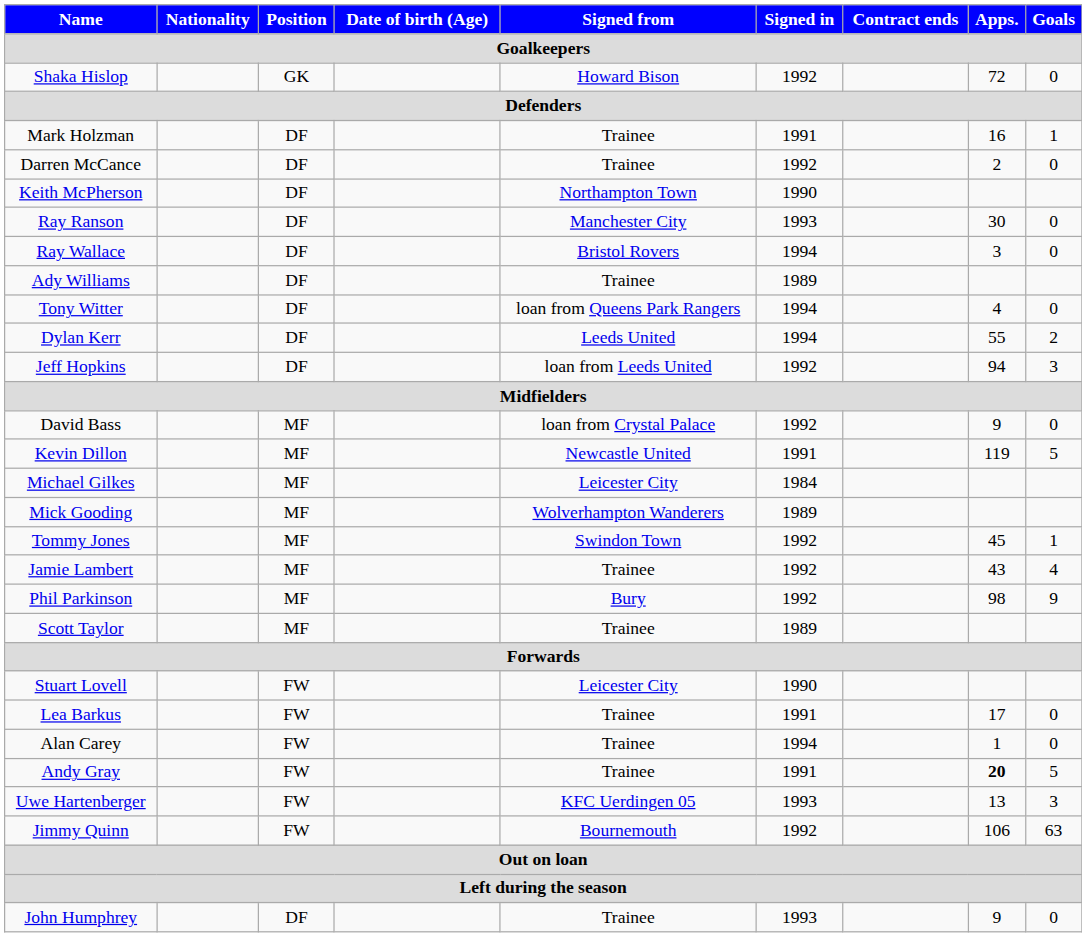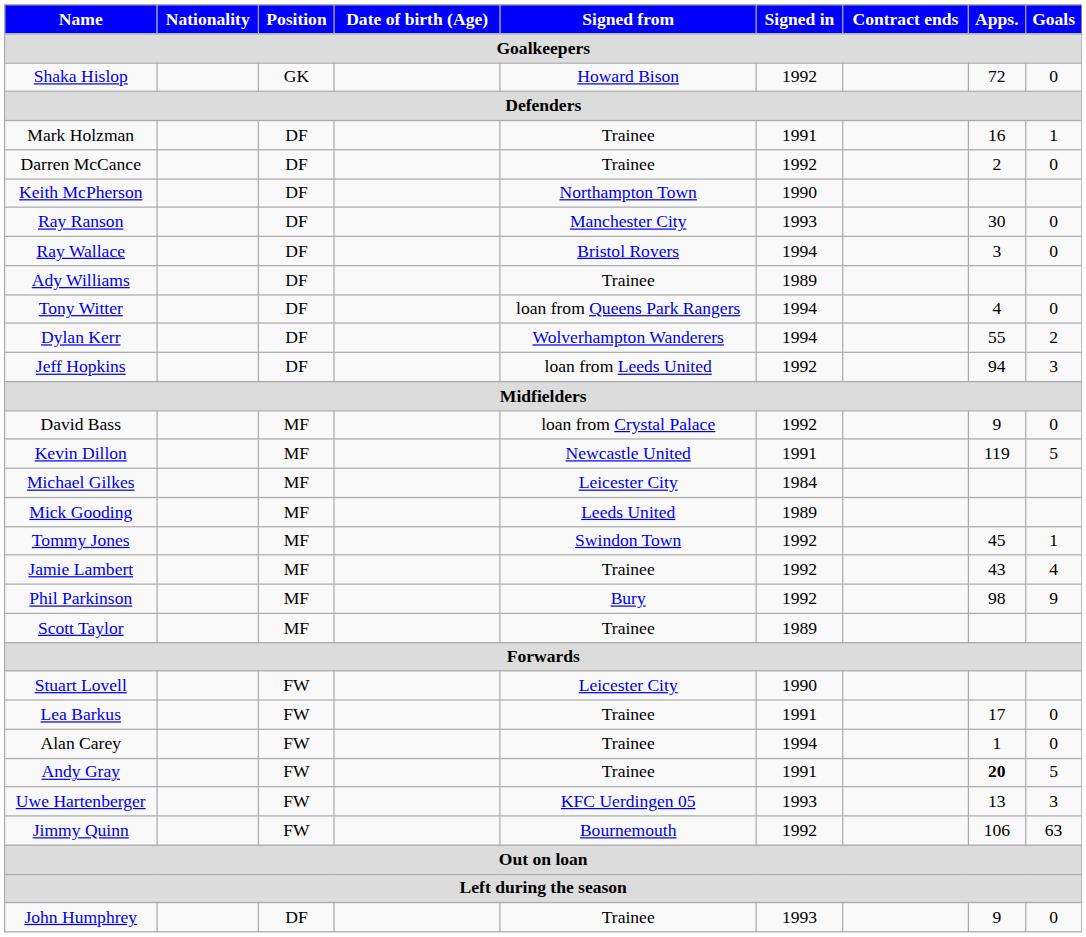(628, 338) Leeds United -> (628, 338) Wolverhampton Wanderers
(628, 511) Wolverhampton Wanderers -> (628, 511) Leeds United
